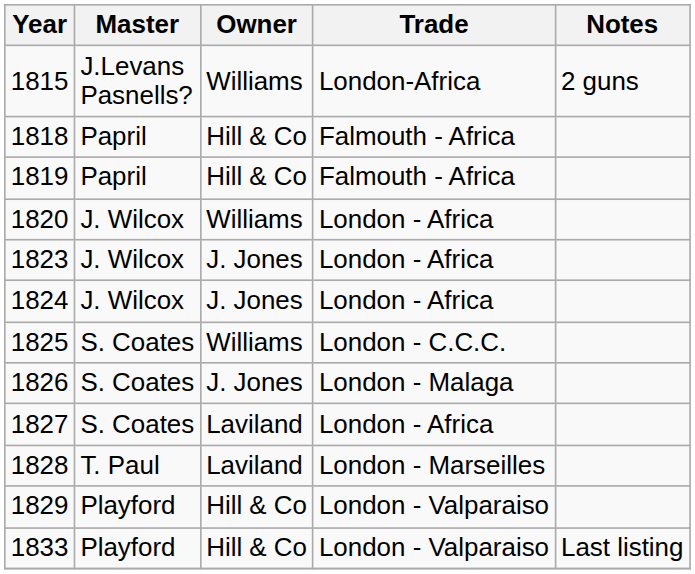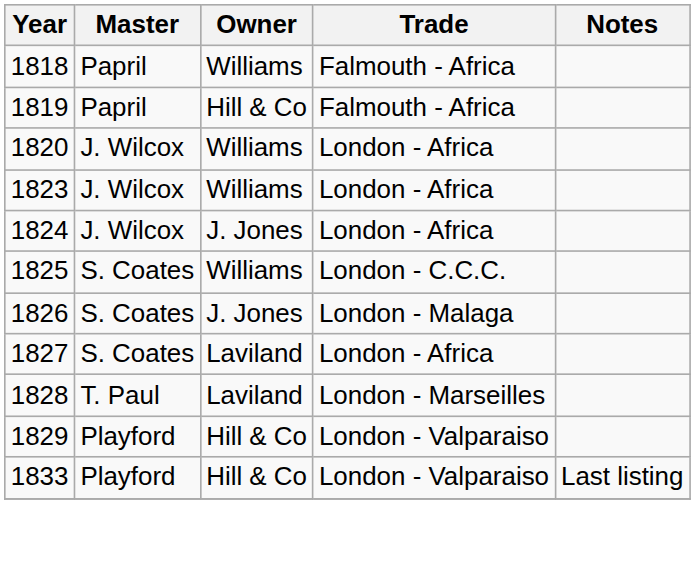- row: (40, 80)
(257, 136) Hill & Co -> (254, 66) Williams
(254, 259) J. Jones -> (254, 189) Williams
